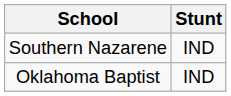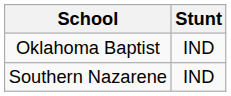rows swapped: (88, 76) <-> (88, 47)
